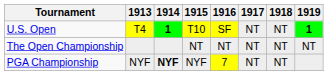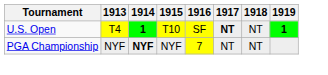(253, 29) normal -> (228, 29) bold
- row: (65, 46)
